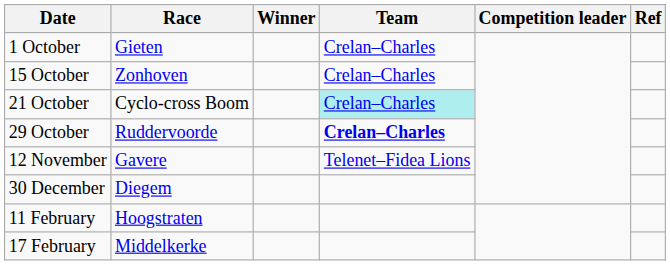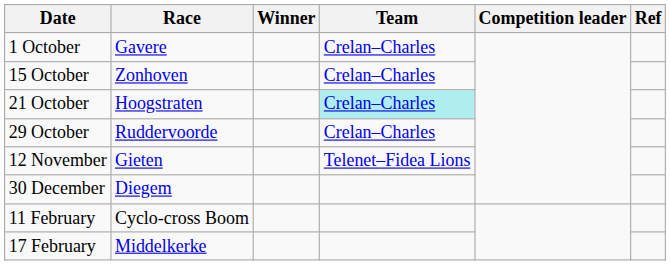(139, 47) Gieten -> (141, 47) Gavere
(182, 103) Cyclo-cross Boom -> (159, 103) Hoogstraten
(384, 132) bold -> (380, 132) normal
(141, 160) Gavere -> (139, 160) Gieten
(159, 217) Hoogstraten -> (182, 217) Cyclo-cross Boom
